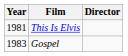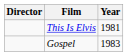columns swapped: (17, 12) <-> (102, 12)
